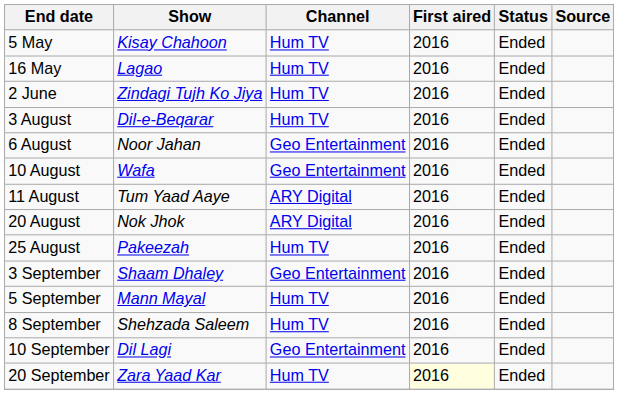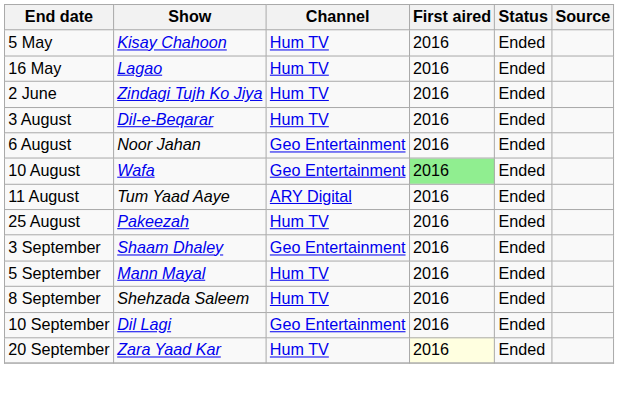(431, 171) no background -> (431, 171) lightgreen background
- row: (44, 222)
